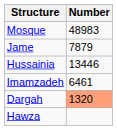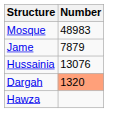(84, 64) 13446 -> (75, 64) 13076
- row: (35, 82)
